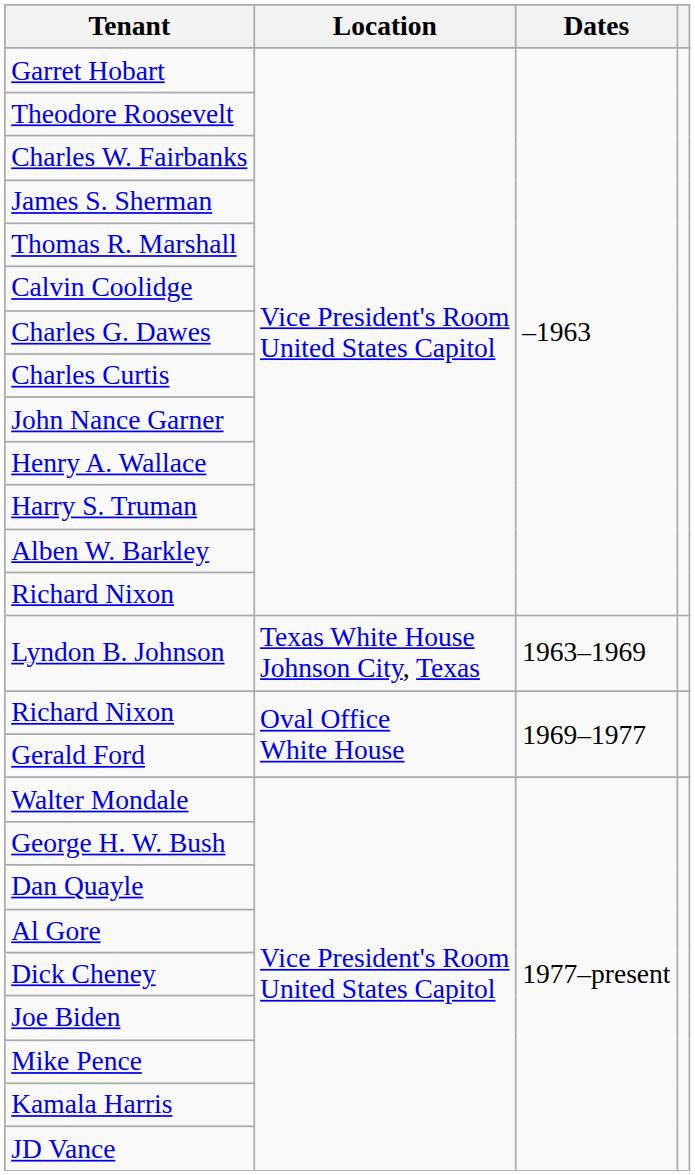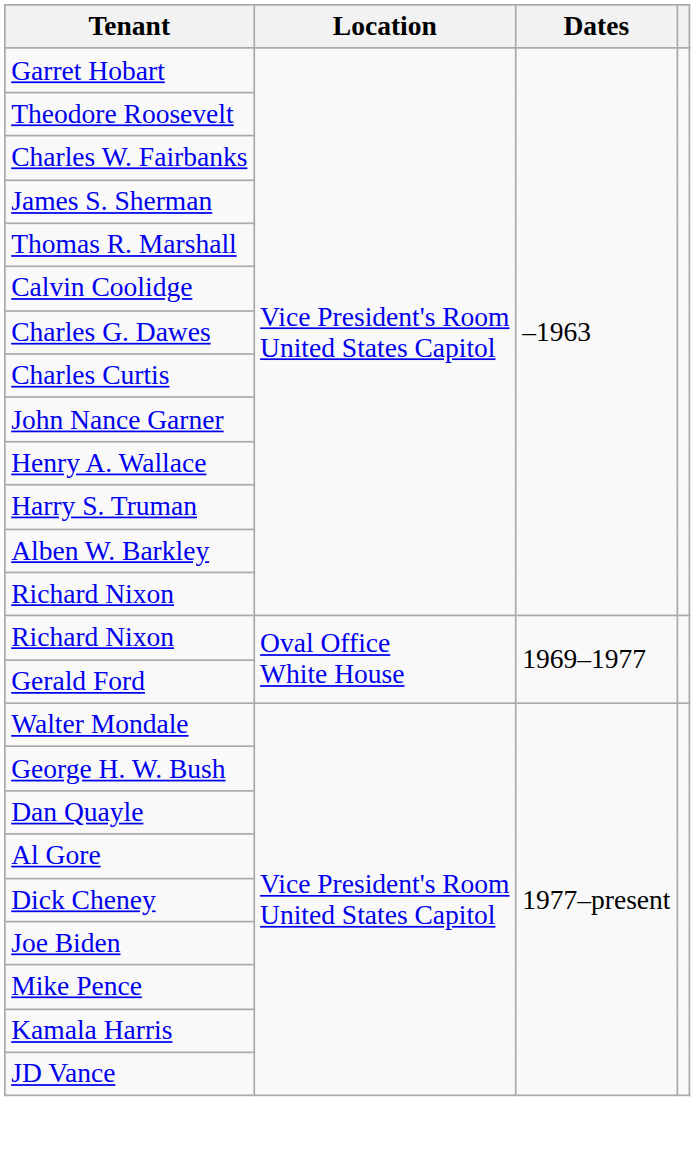- row: (118, 652)
